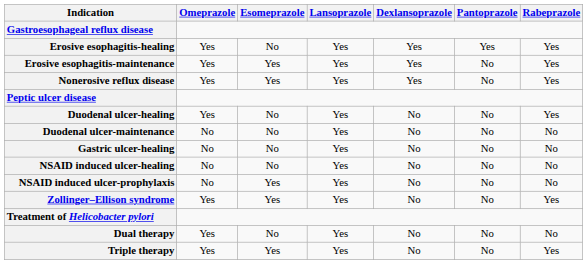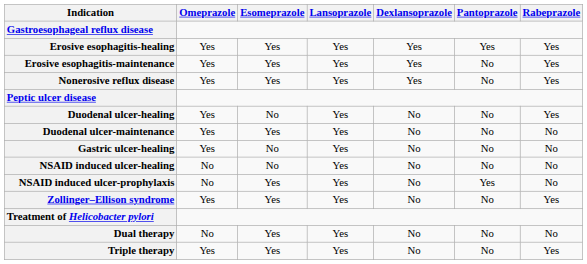(272, 47) No -> (272, 47) Yes
(207, 132) No -> (207, 132) Yes
(272, 132) No -> (272, 132) Yes
(207, 149) No -> (207, 149) Yes
(487, 183) No -> (487, 183) Yes
(207, 234) Yes -> (207, 234) No
(272, 234) No -> (272, 234) Yes
